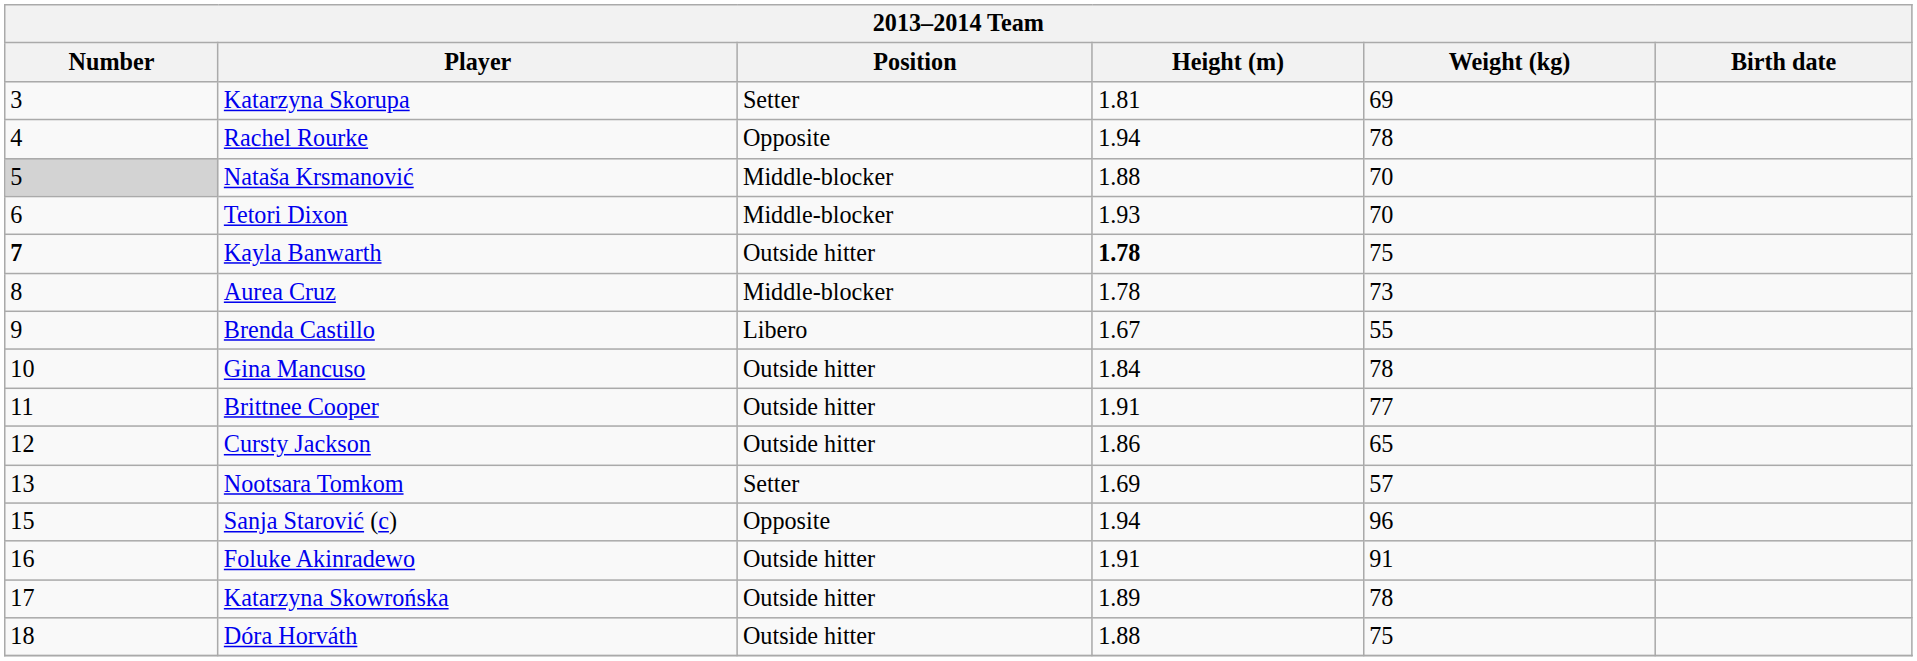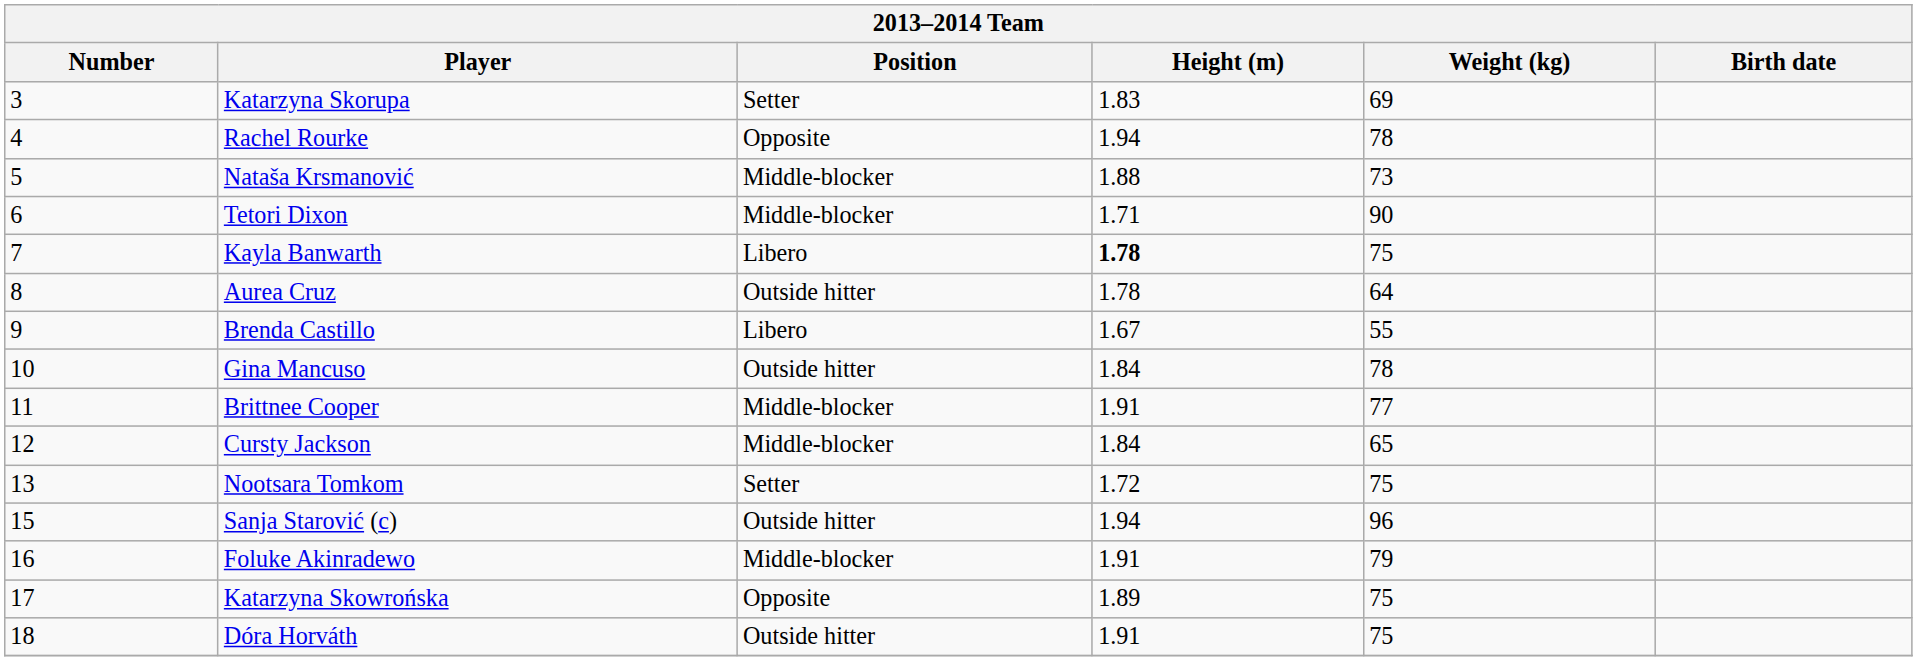(1119, 100) 1.81 -> (1119, 100) 1.83
(16, 176) lightgrey background -> (16, 176) no background
(1381, 176) 70 -> (1381, 176) 73
(1119, 215) 1.93 -> (1119, 215) 1.71
(1381, 215) 70 -> (1381, 215) 90
(16, 253) bold -> (16, 253) normal
(809, 253) Outside hitter -> (775, 253) Libero
(818, 291) Middle-blocker -> (809, 291) Outside hitter
(1381, 291) 73 -> (1381, 291) 64
(809, 406) Outside hitter -> (818, 406) Middle-blocker
(809, 445) Outside hitter -> (818, 445) Middle-blocker
(1119, 445) 1.86 -> (1119, 445) 1.84
(1119, 483) 1.69 -> (1119, 483) 1.72
(1381, 483) 57 -> (1381, 483) 75
(787, 521) Opposite -> (809, 521) Outside hitter
(809, 560) Outside hitter -> (818, 560) Middle-blocker
(1381, 560) 91 -> (1381, 560) 79
(809, 598) Outside hitter -> (787, 598) Opposite
(1381, 598) 78 -> (1381, 598) 75
(1119, 636) 1.88 -> (1119, 636) 1.91
